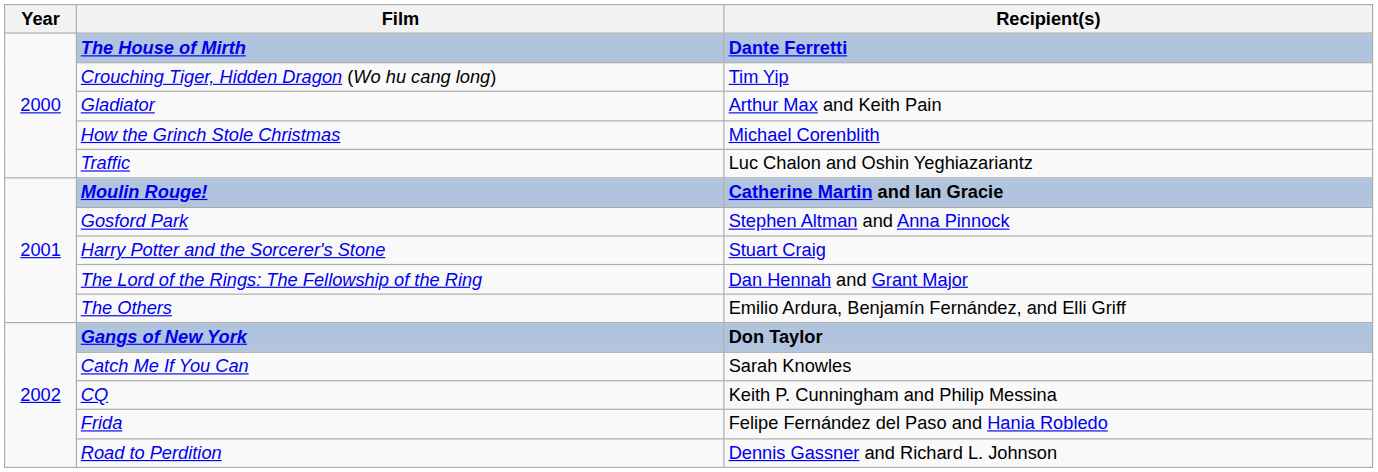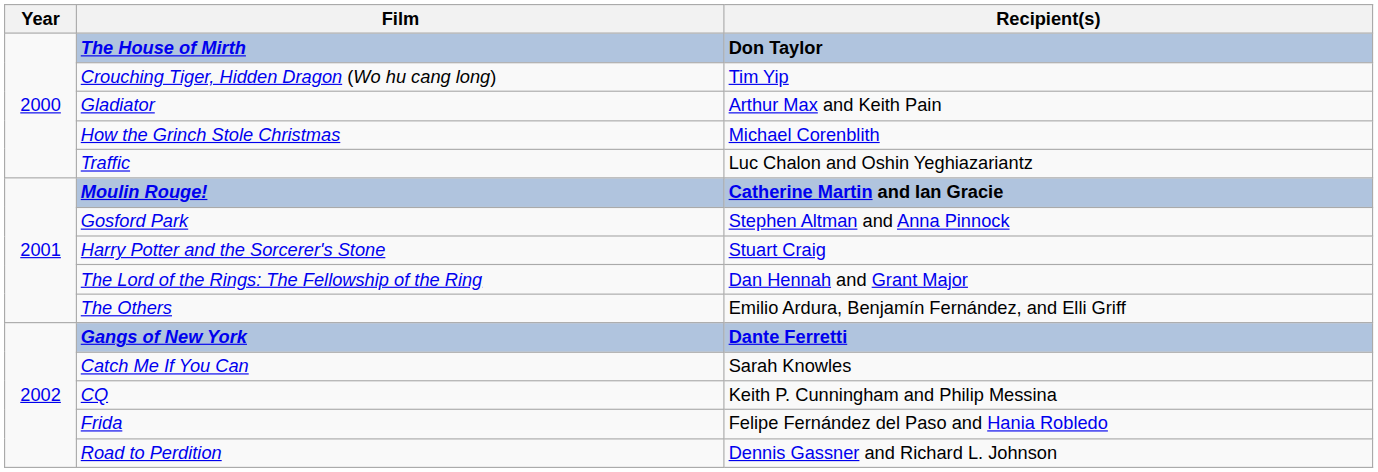(788, 47) Dante Ferretti -> (776, 47) Don Taylor
(776, 337) Don Taylor -> (788, 337) Dante Ferretti
